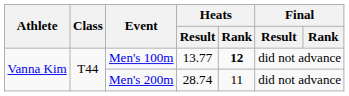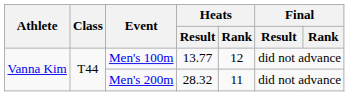(237, 58) bold -> (237, 58) normal
(197, 80) 28.74 -> (197, 80) 28.32
